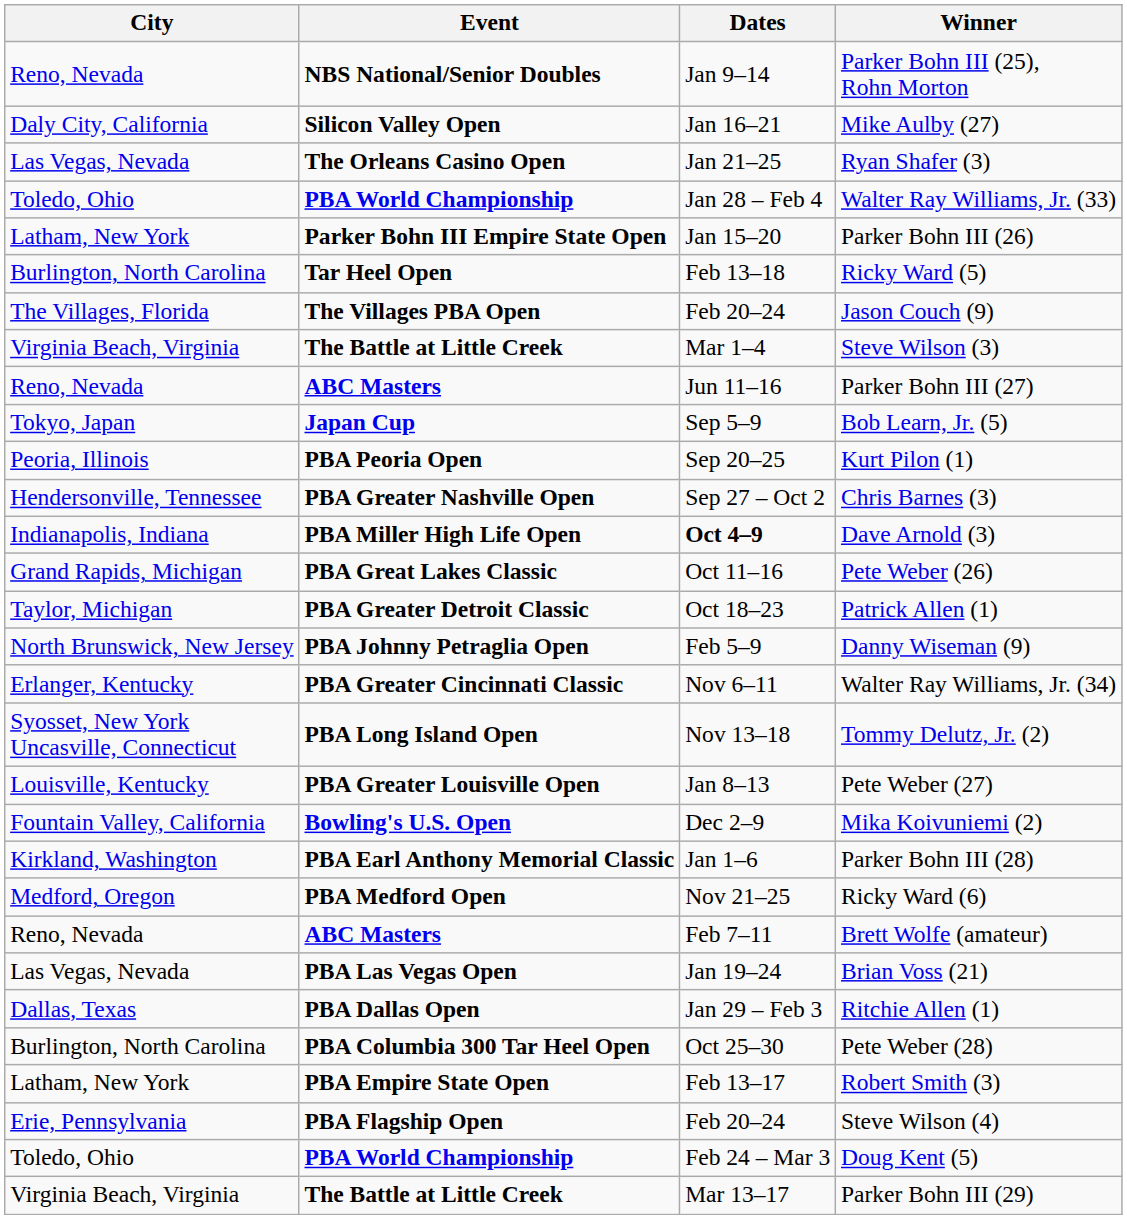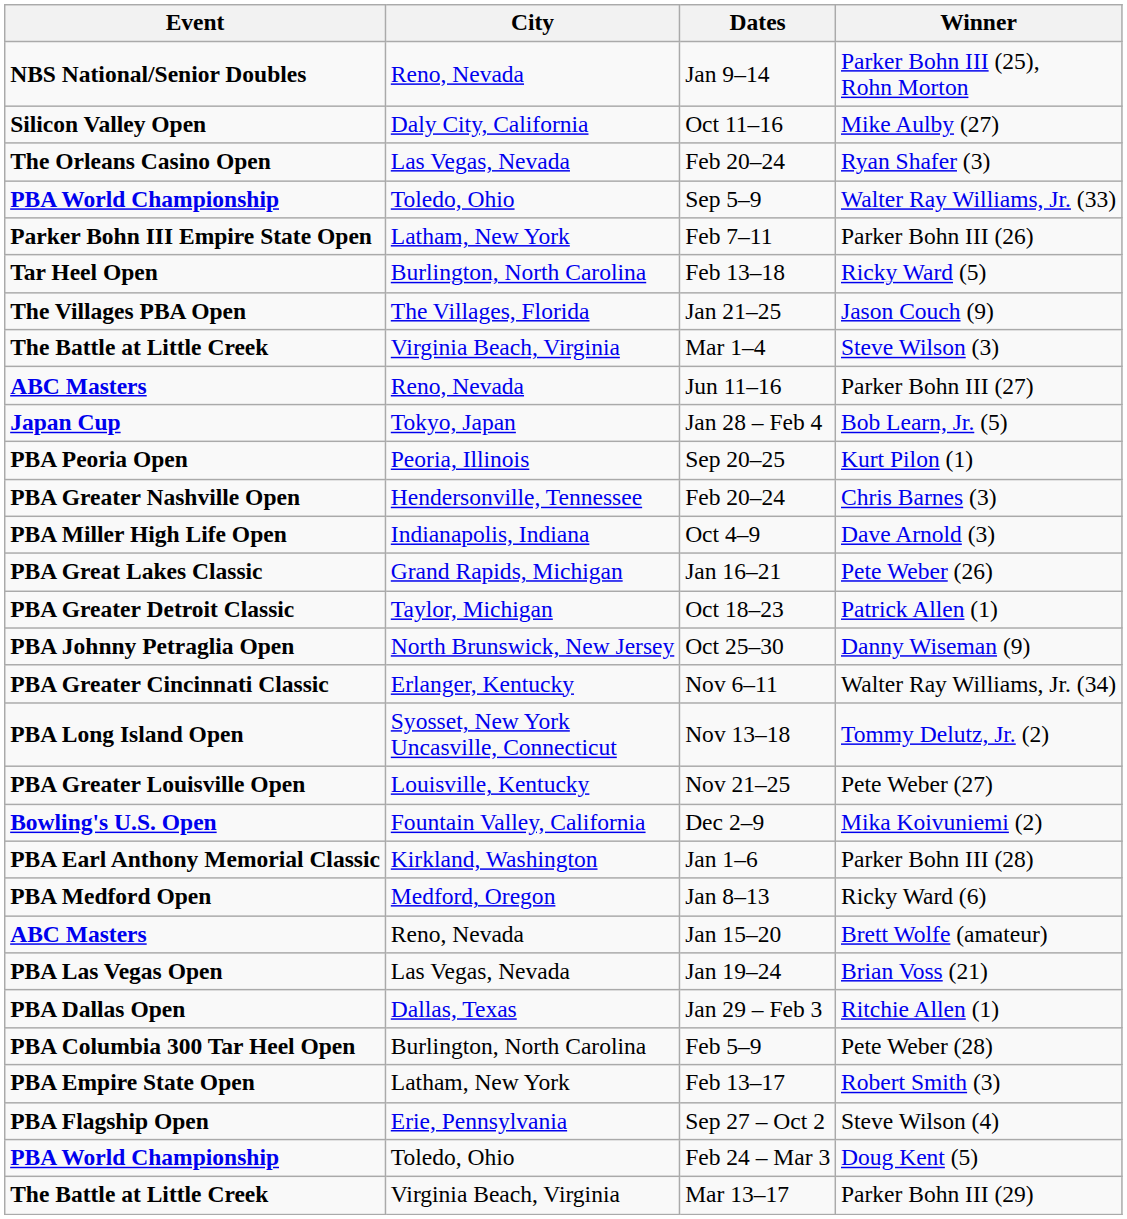columns swapped: (489, 23) <-> (152, 23)
(733, 124) Jan 16–21 -> (734, 124) Oct 11–16
(733, 161) Jan 21–25 -> (735, 161) Feb 20–24
(754, 198) Jan 28 – Feb 4 -> (723, 198) Sep 5–9
(733, 236) Jan 15–20 -> (729, 236) Feb 7–11
(735, 310) Feb 20–24 -> (733, 310) Jan 21–25
(723, 422) Sep 5–9 -> (754, 422) Jan 28 – Feb 4
(755, 497) Sep 27 – Oct 2 -> (735, 497) Feb 20–24
(724, 534) bold -> (723, 534) normal
(734, 571) Oct 11–16 -> (733, 571) Jan 16–21
(723, 646) Feb 5–9 -> (734, 646) Oct 25–30
(727, 784) Jan 8–13 -> (738, 784) Nov 21–25
(738, 896) Nov 21–25 -> (727, 896) Jan 8–13
(729, 933) Feb 7–11 -> (733, 933) Jan 15–20
(734, 1045) Oct 25–30 -> (723, 1045) Feb 5–9
(735, 1120) Feb 20–24 -> (755, 1120) Sep 27 – Oct 2
